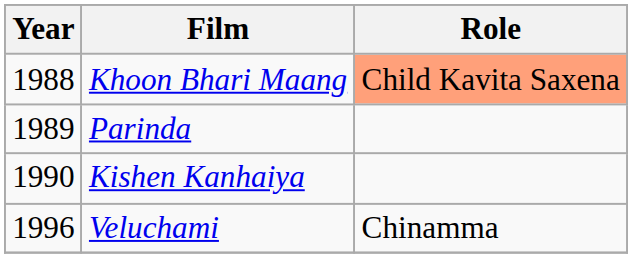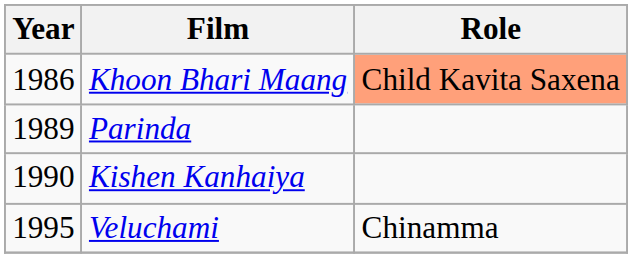(43, 78) 1988 -> (43, 78) 1986
(43, 227) 1996 -> (43, 227) 1995
